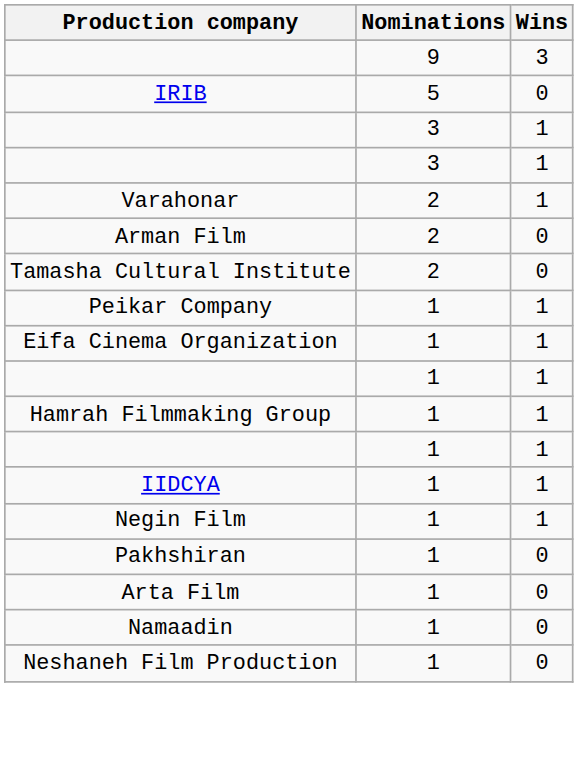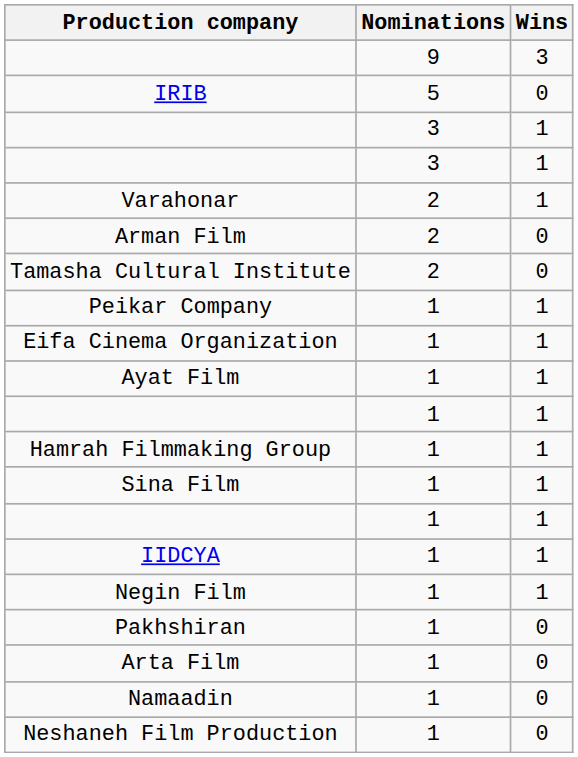+ row: (180, 379)
+ row: (180, 485)
